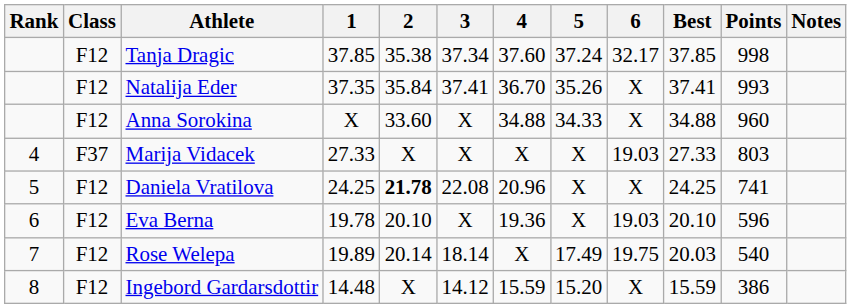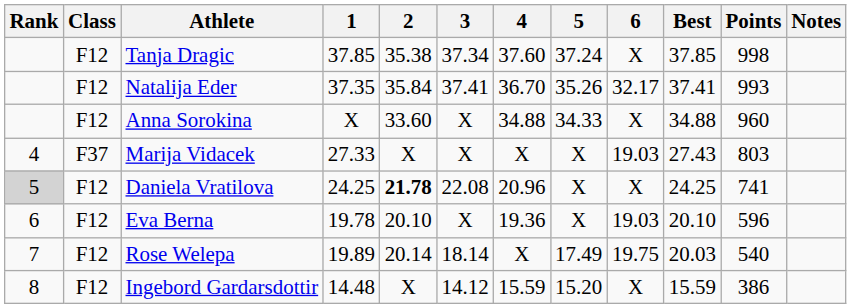(636, 54) 32.17 -> (636, 54) X
(636, 87) X -> (636, 87) 32.17
(692, 154) 27.33 -> (692, 154) 27.43
(34, 187) no background -> (34, 187) lightgrey background
